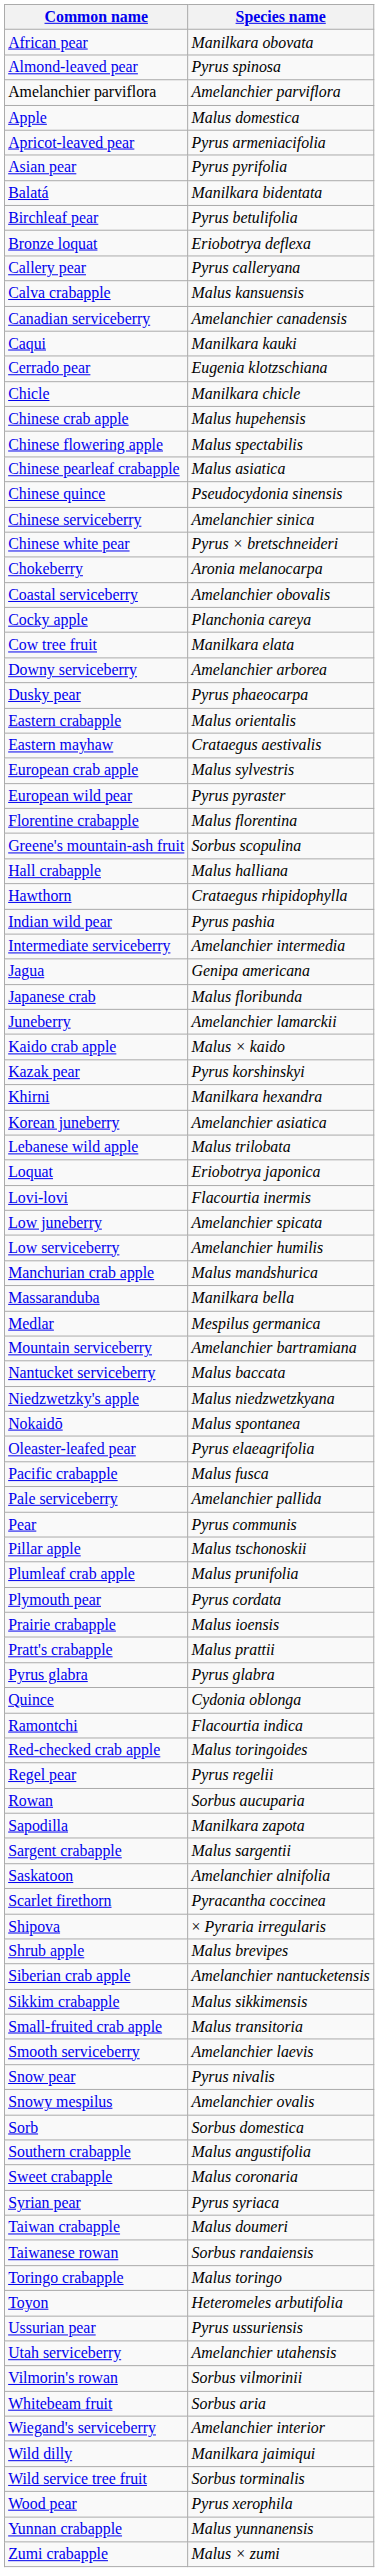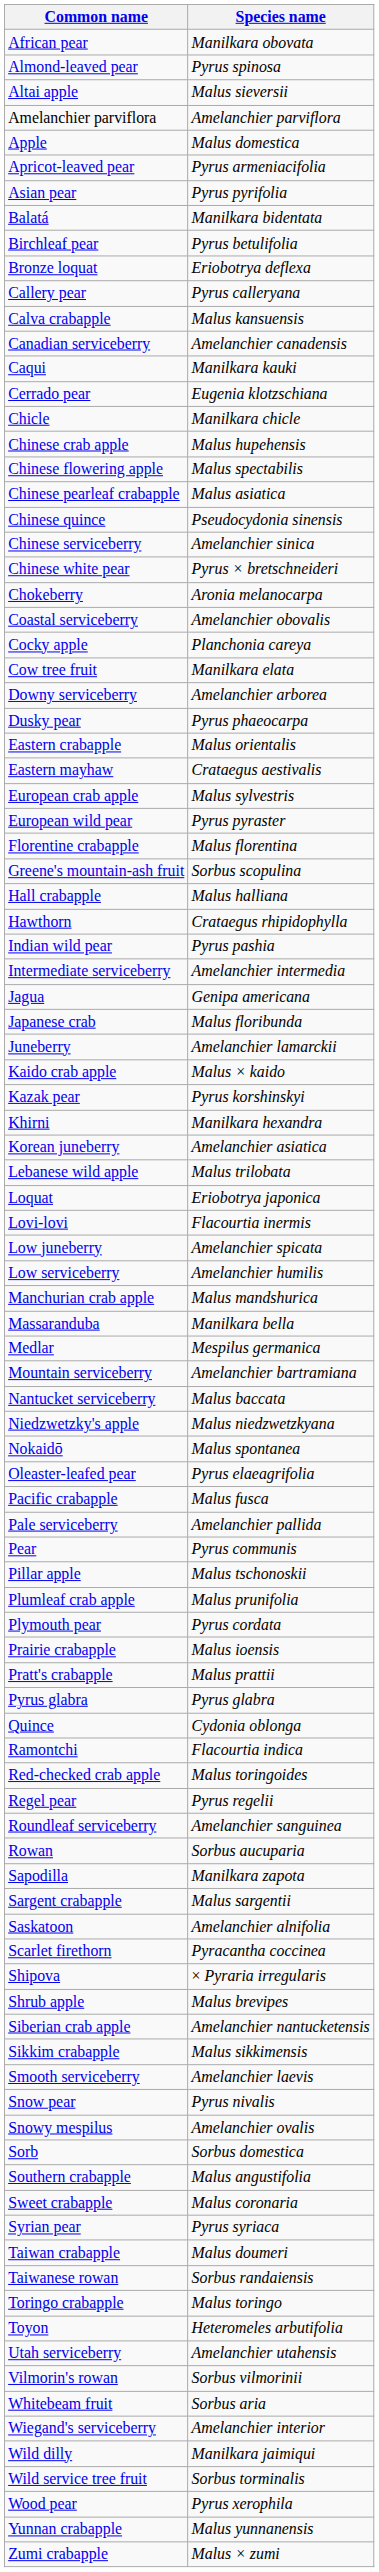+ row: (43, 92)
+ row: (82, 1825)
- row: (85, 2026)
- row: (52, 2328)
